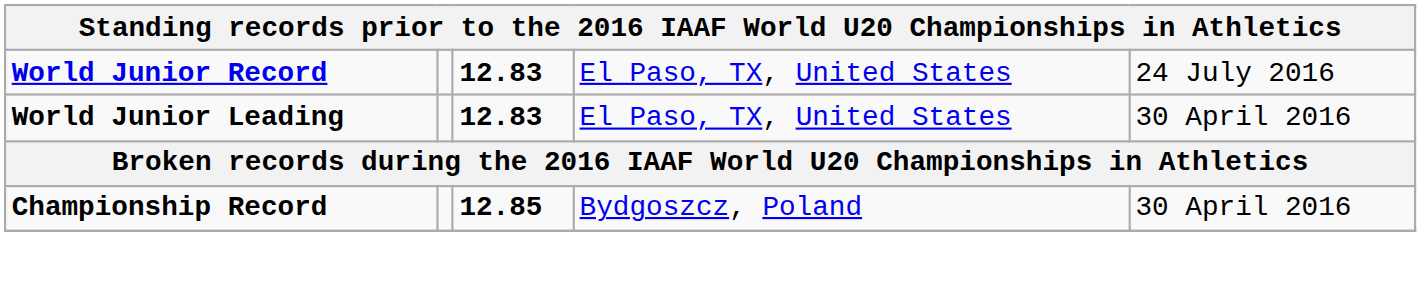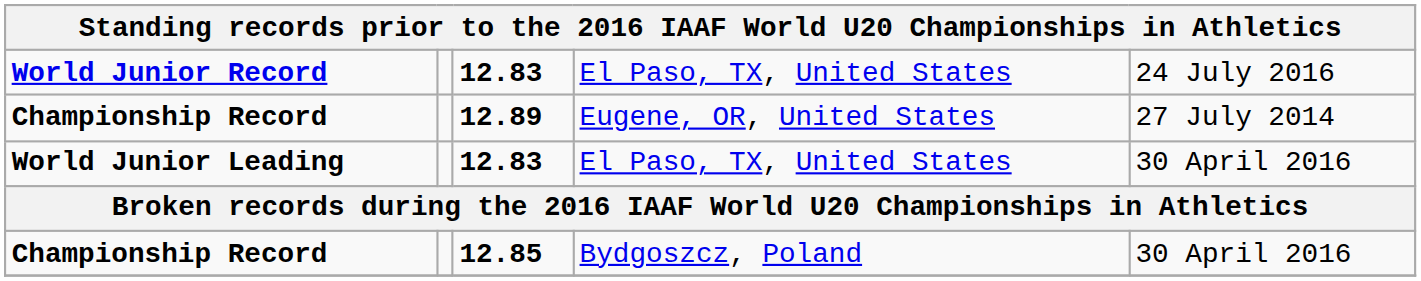+ row: (170, 118)
